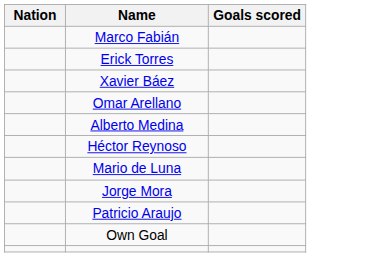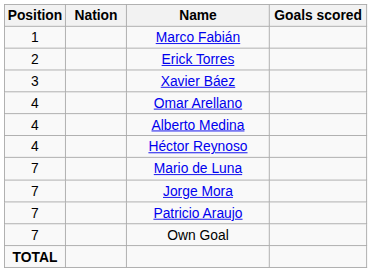+ column: (35, 16)
